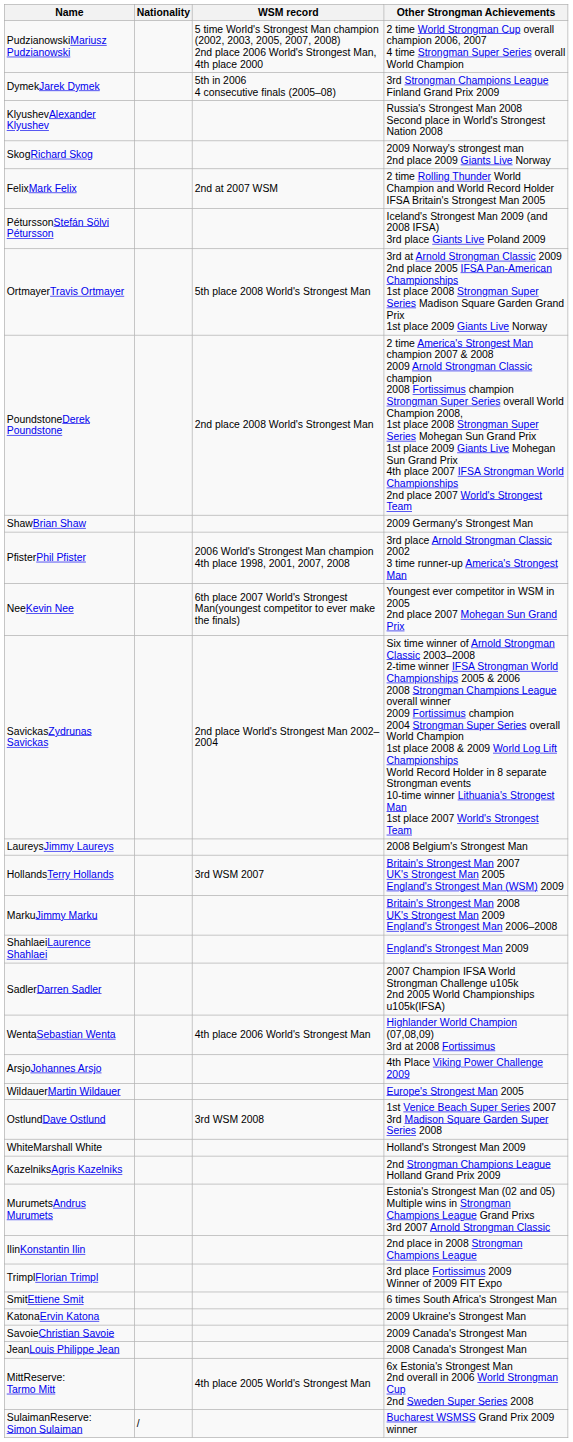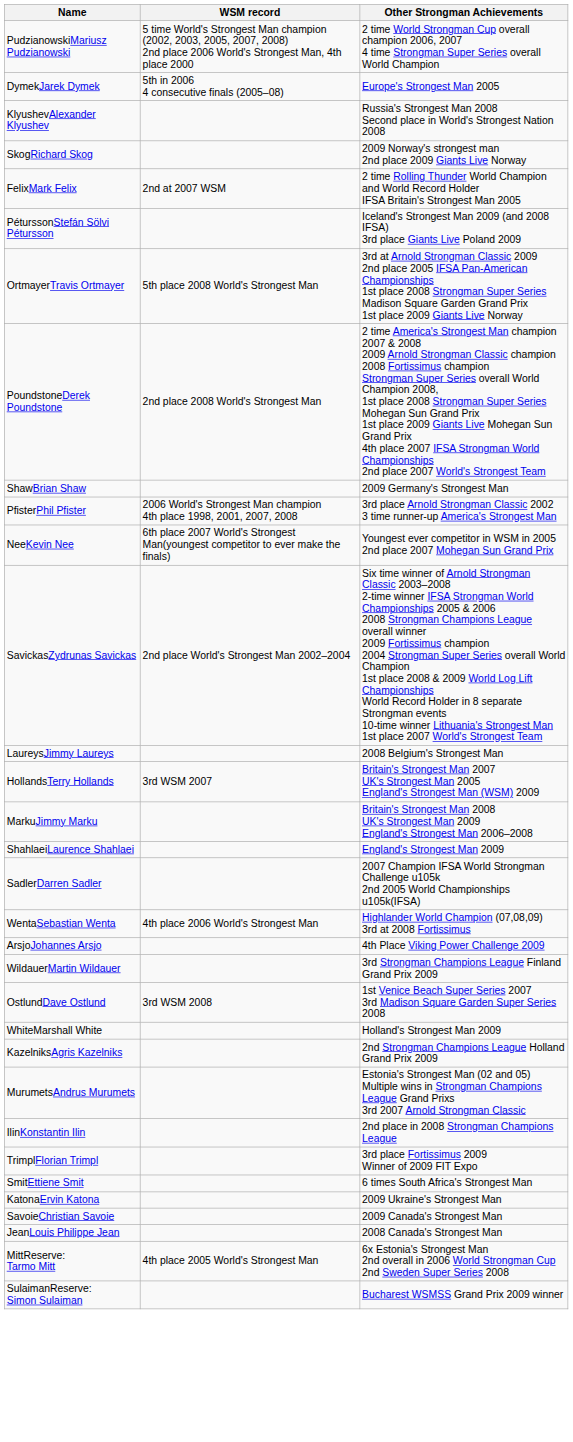- column: (163, 12)
(468, 86) 3rd Strongman Champions League Finland Grand Prix 2009 -> (431, 86) Europe's Strongest Man 2005
(455, 1091) Europe's Strongest Man 2005 -> (462, 968) 3rd Strongman Champions League Finland Grand Prix 2009
